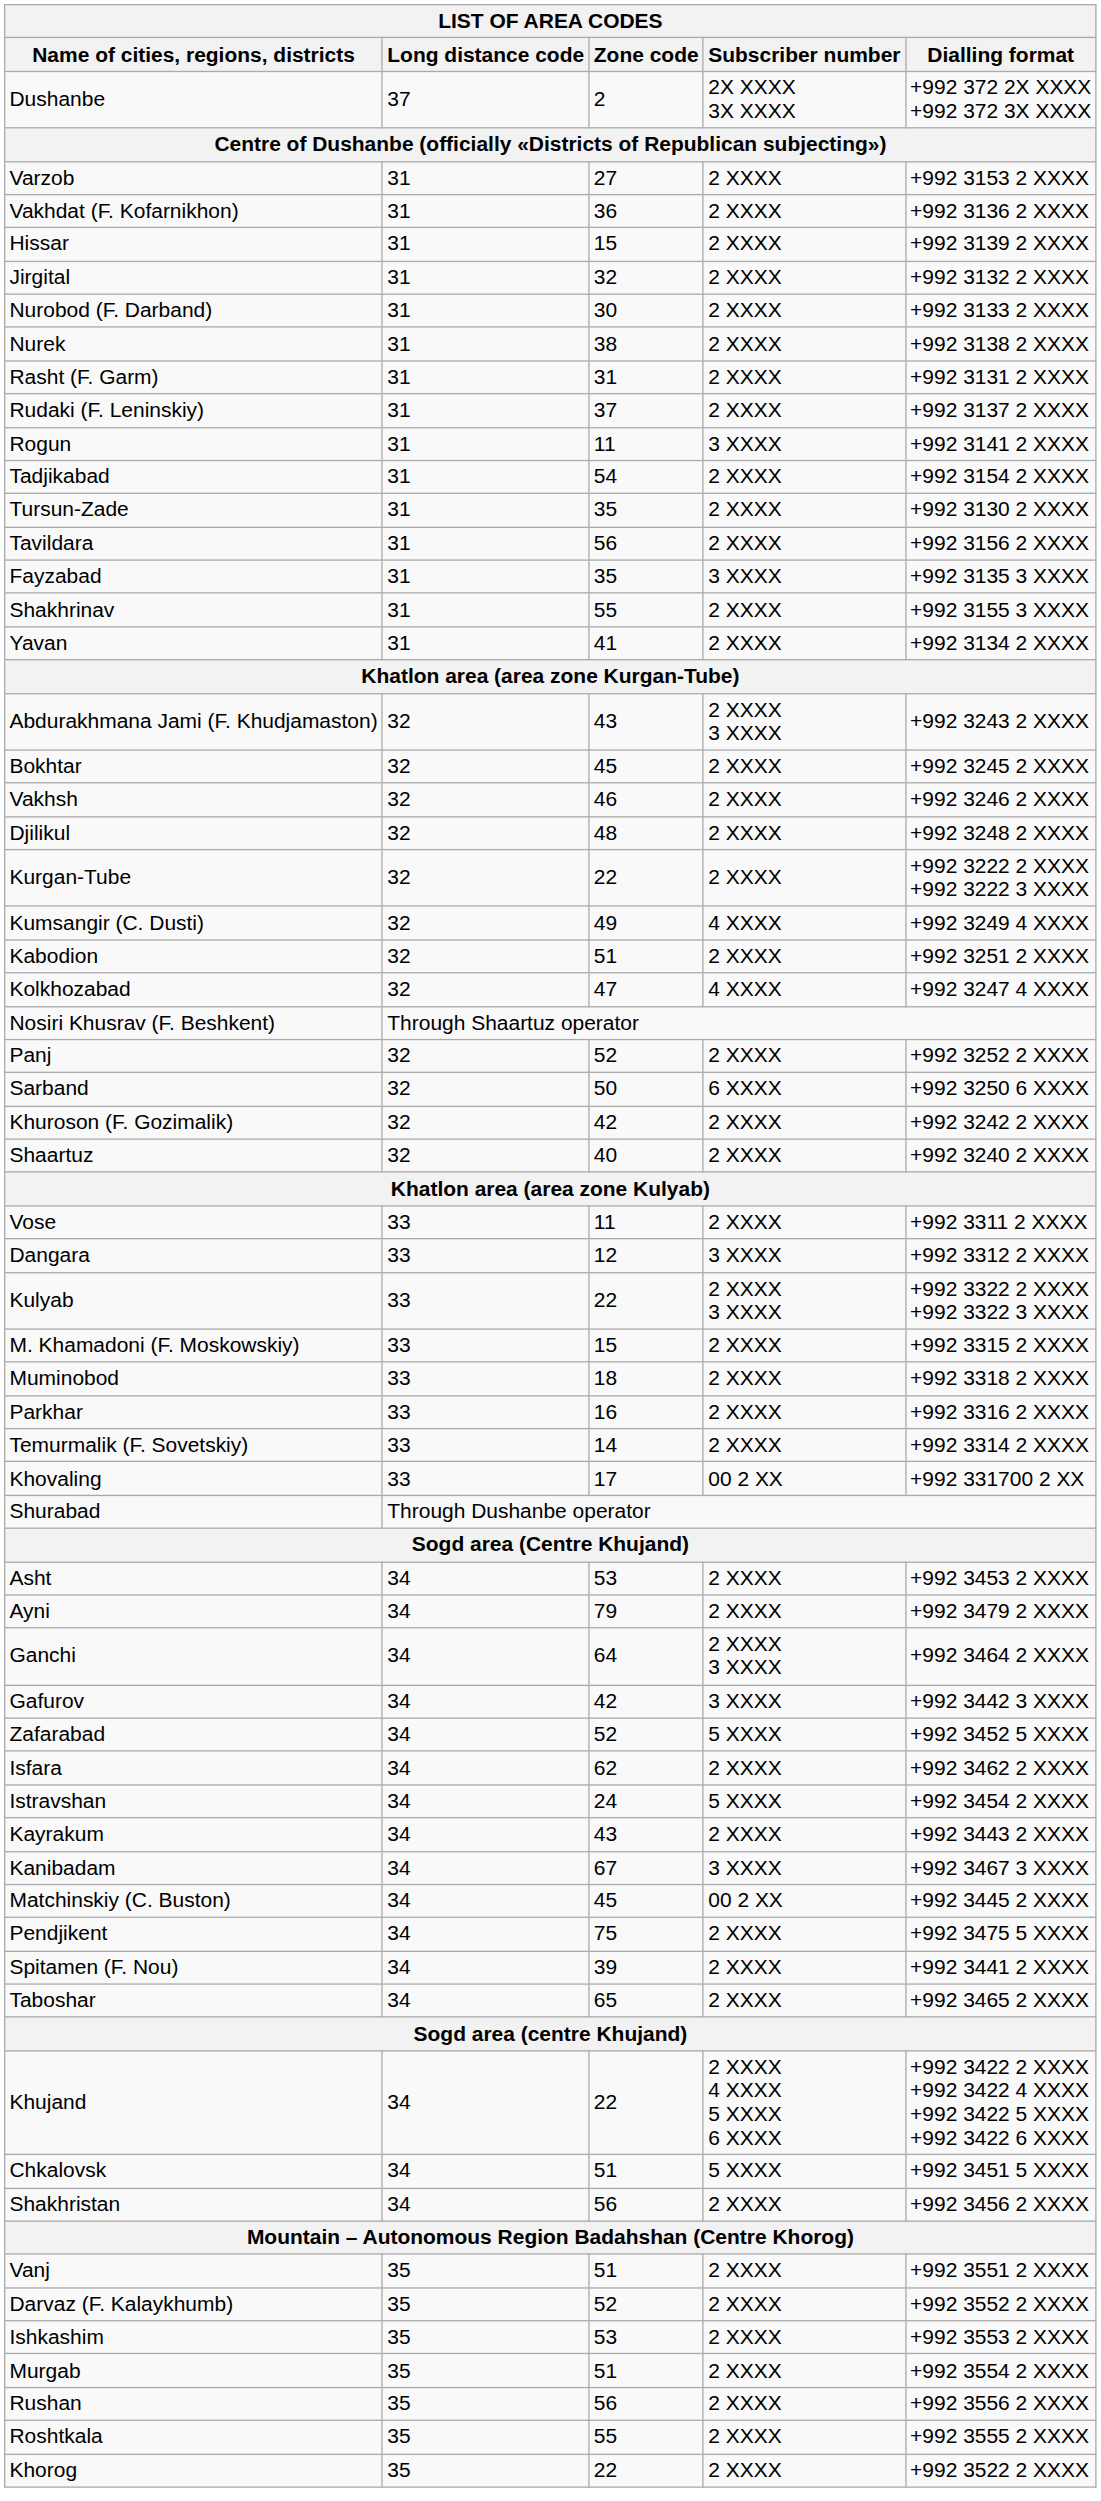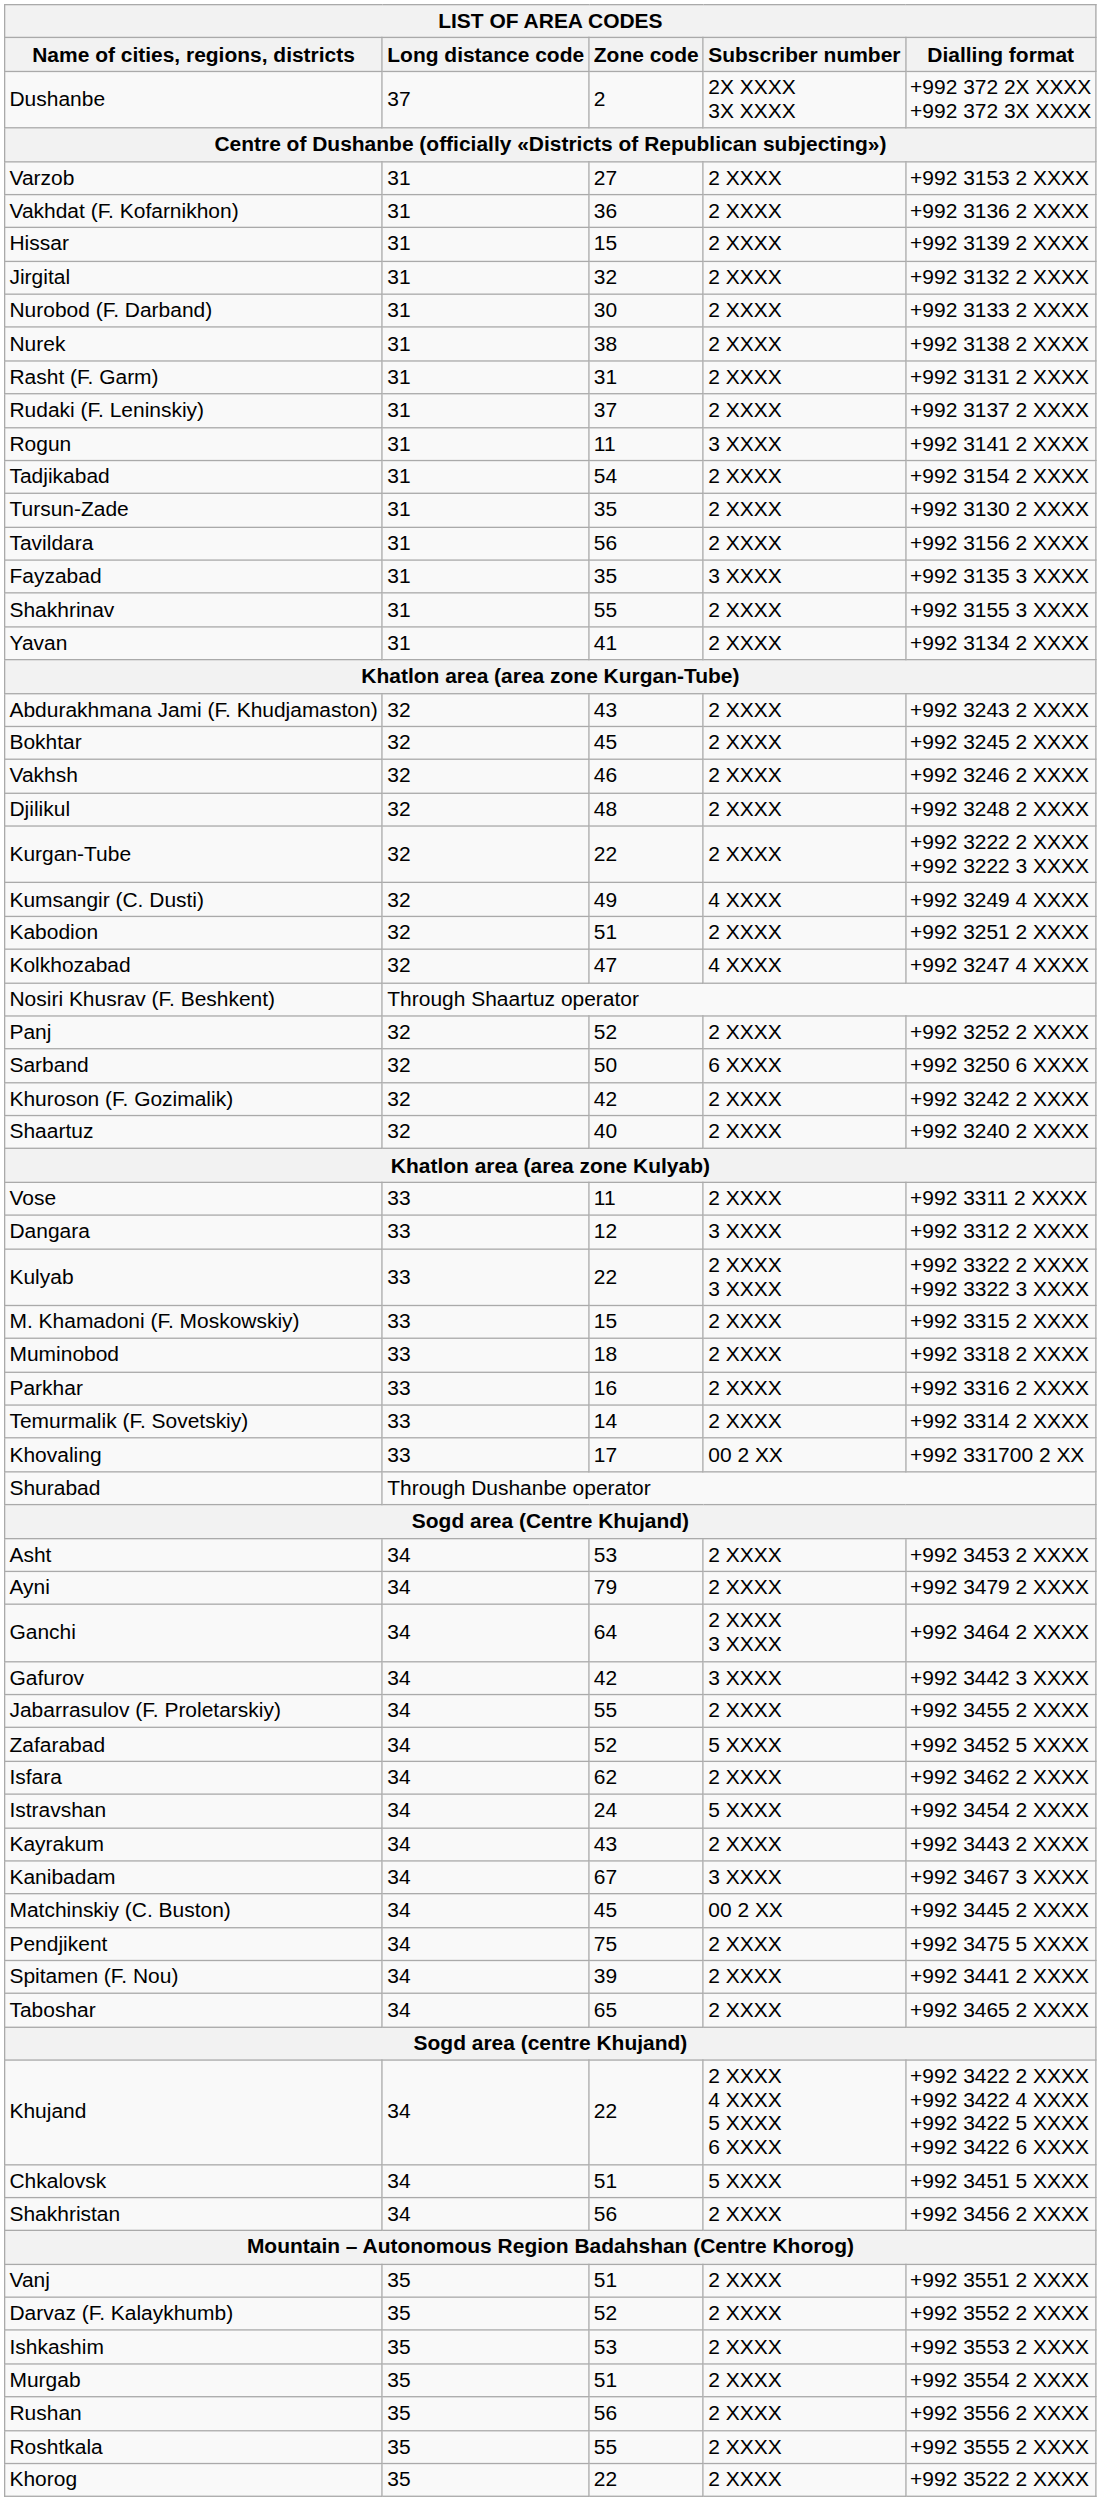(745, 721) 2 XXXX 3 XXXX -> (745, 709) 2 XXXX
+ row: (145, 1711)
